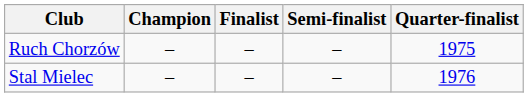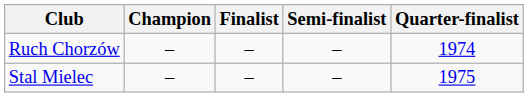(457, 48) 1975 -> (457, 48) 1974
(457, 77) 1976 -> (457, 77) 1975
